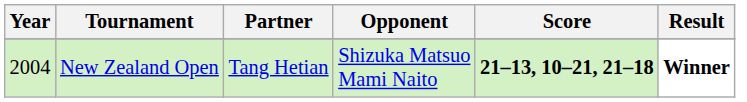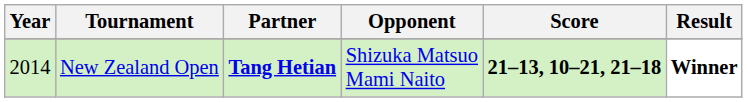(30, 67) 2004 -> (30, 67) 2014
(279, 67) normal -> (282, 67) bold
